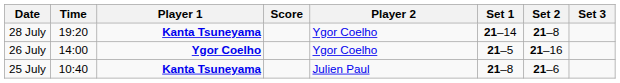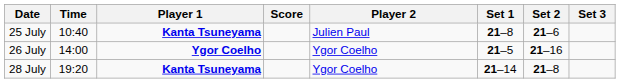rows swapped: (27, 69) <-> (27, 32)
